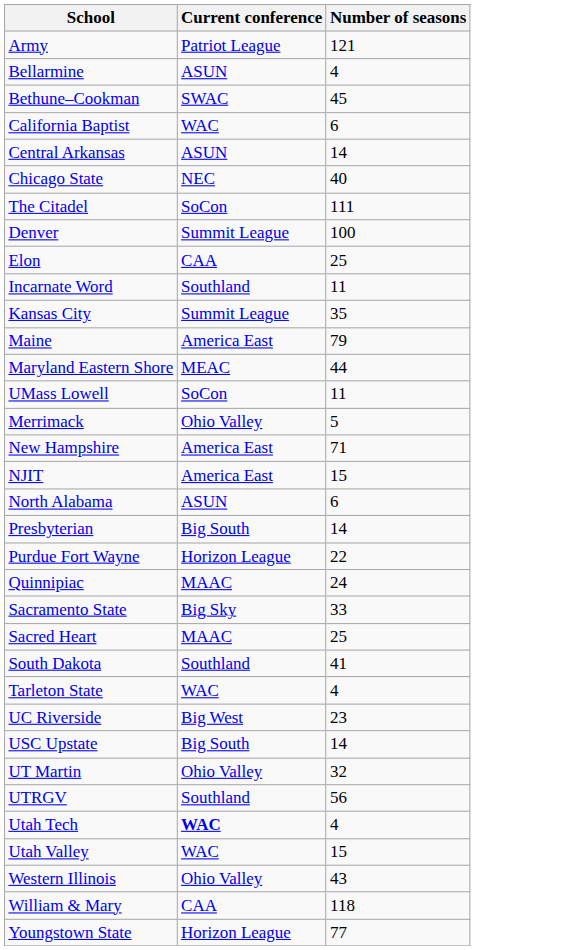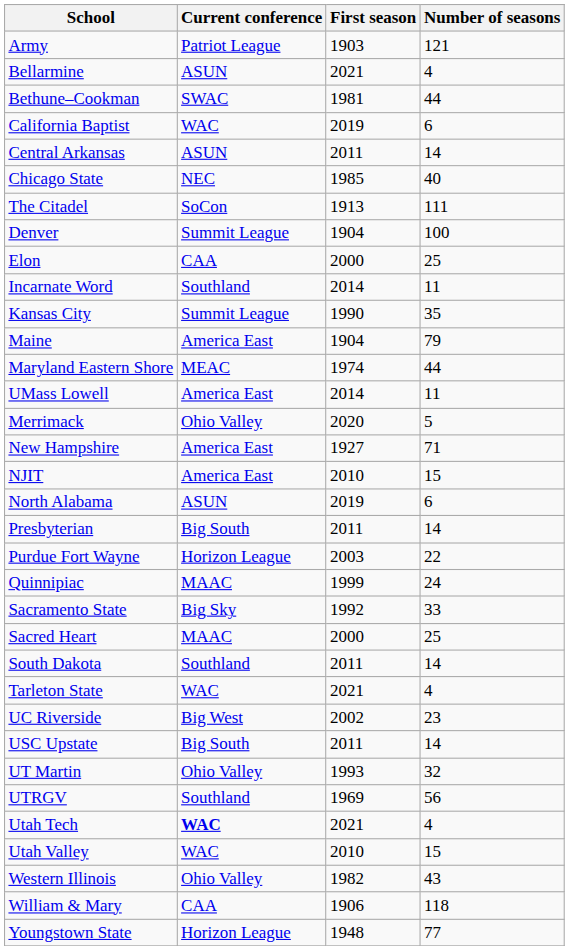+ column: (373, 17)
(339, 98) 45 -> (433, 98) 44
(204, 394) SoCon -> (227, 394) America East
(339, 663) 41 -> (433, 663) 14
